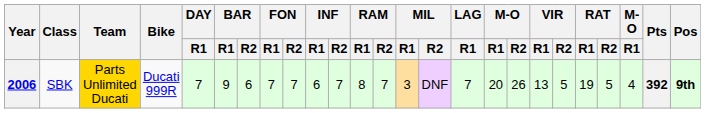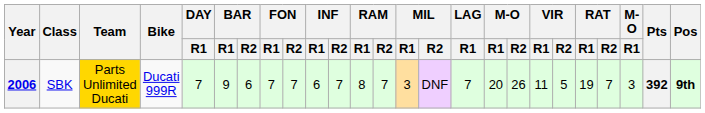(541, 83) 13 -> (541, 83) 11
(609, 83) 5 -> (609, 83) 7
(632, 83) 4 -> (632, 83) 3
